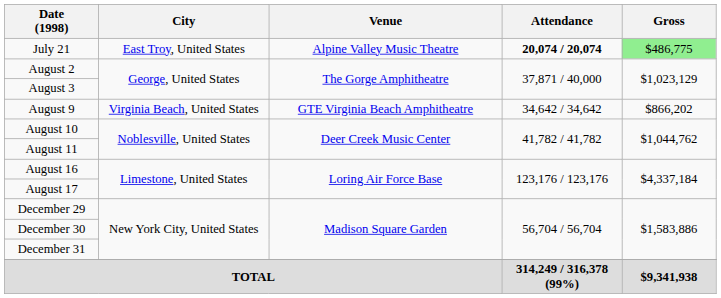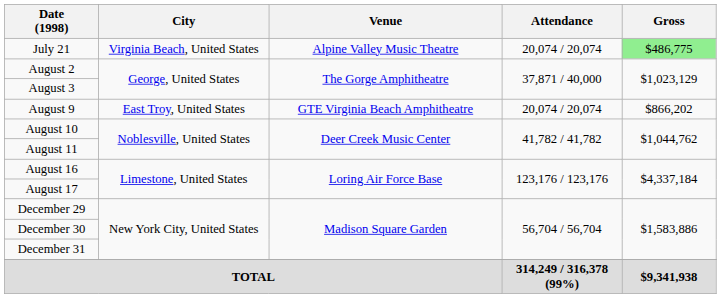(184, 48) East Troy, United States -> (184, 48) Virginia Beach, United States
(562, 48) bold -> (562, 48) normal
(184, 108) Virginia Beach, United States -> (184, 108) East Troy, United States
(562, 108) 34,642 / 34,642 -> (562, 108) 20,074 / 20,074
